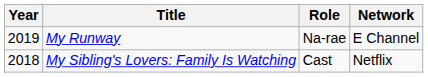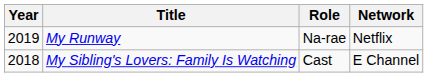(386, 38) E Channel -> (373, 38) Netflix
(373, 60) Netflix -> (386, 60) E Channel
